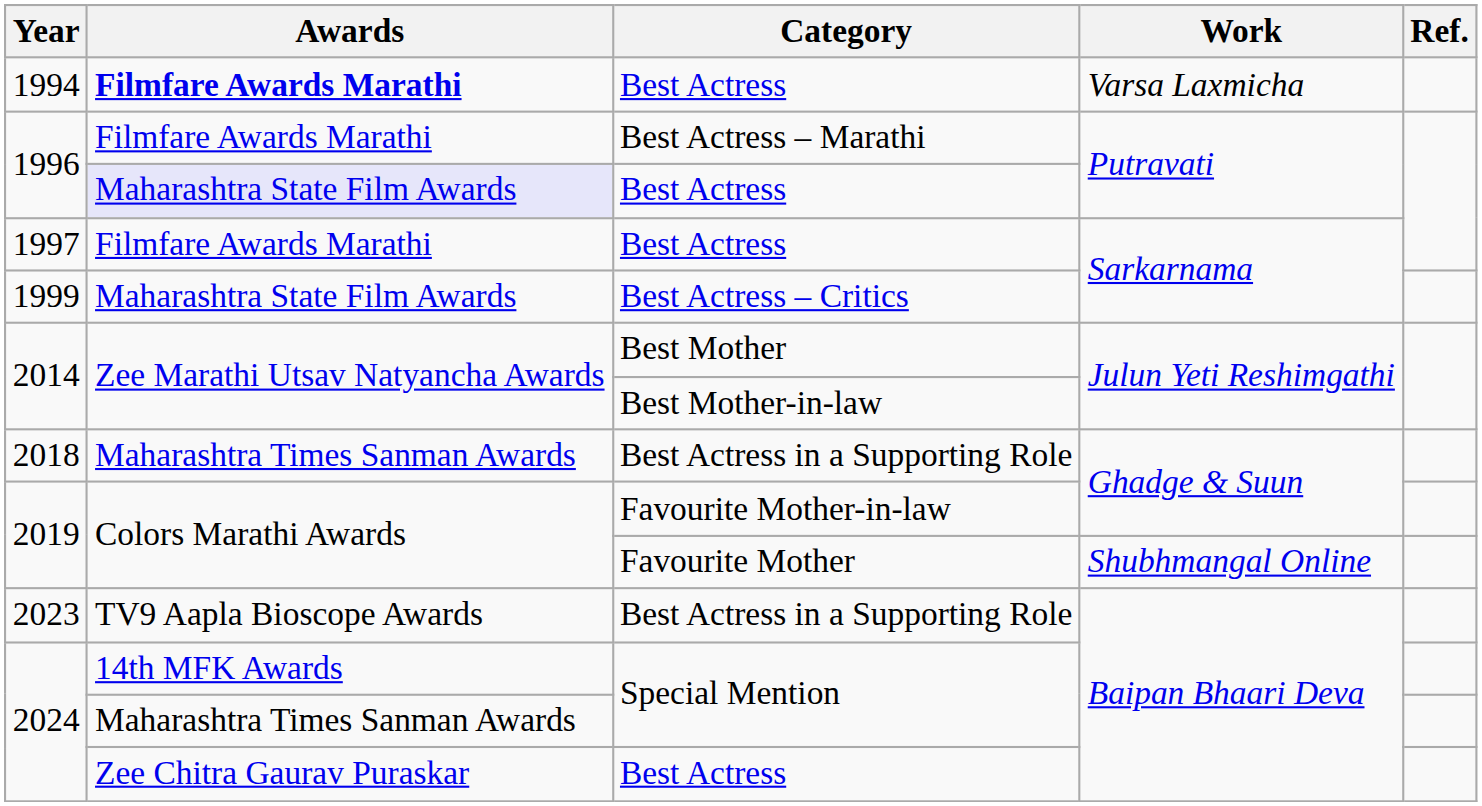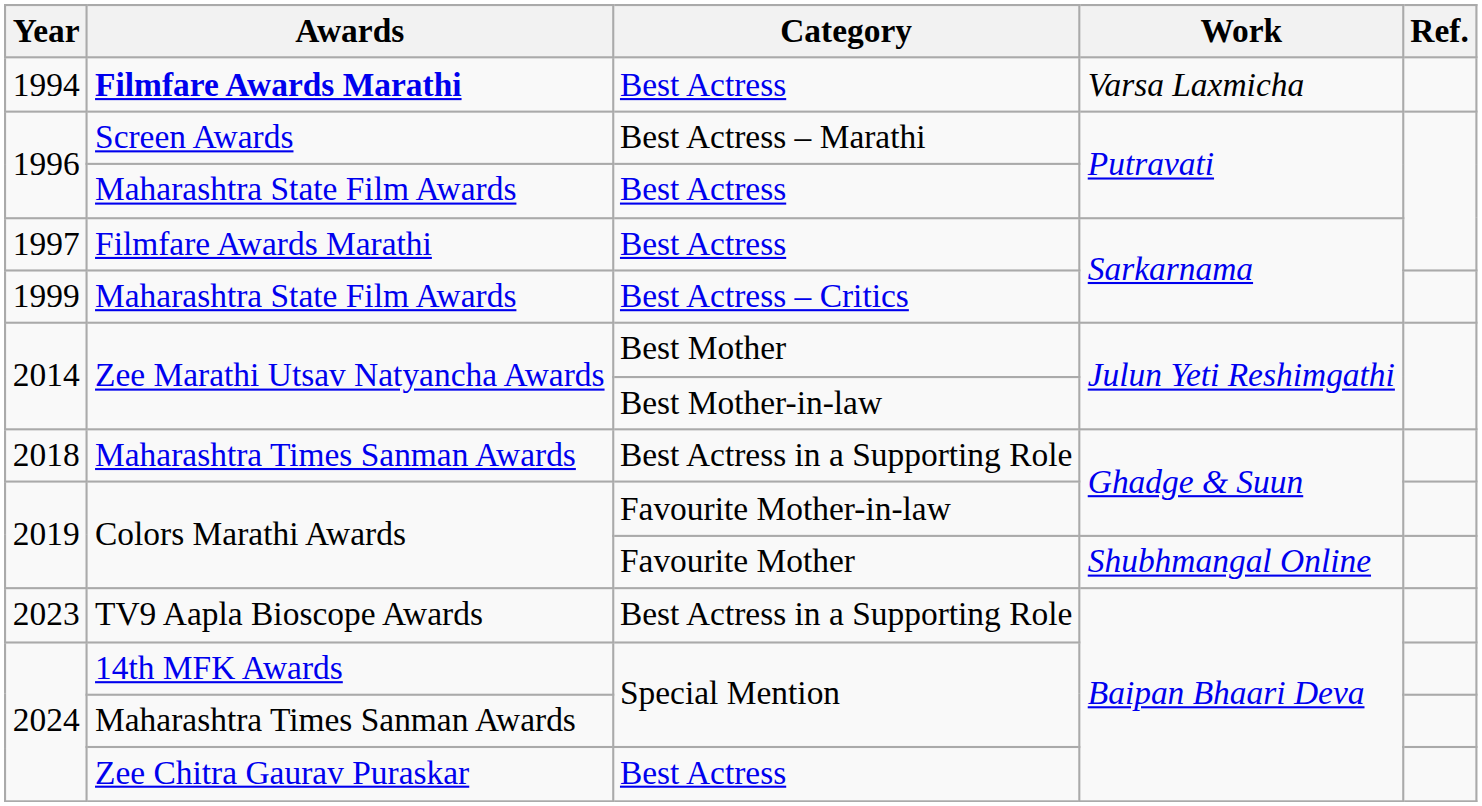(263, 137) Filmfare Awards Marathi -> (194, 137) Screen Awards
(306, 190) lavender background -> (306, 190) no background
